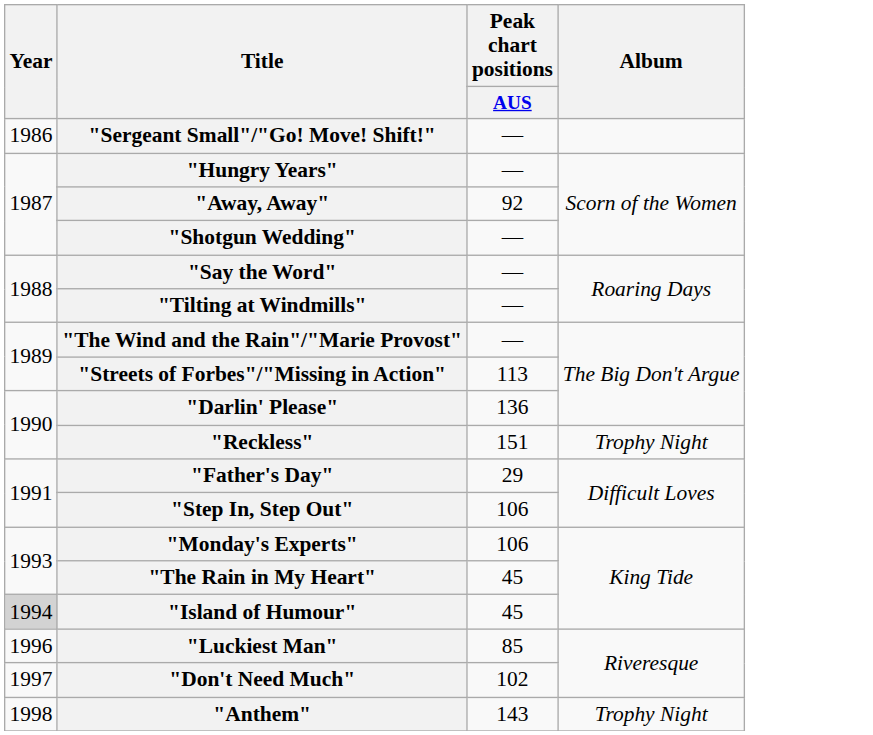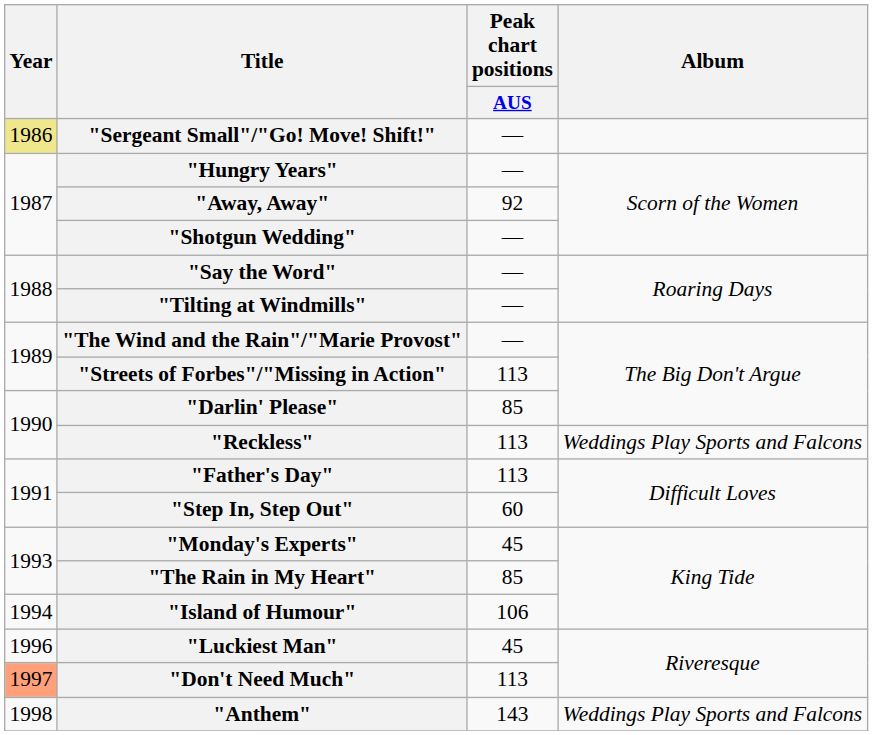(31, 135) no background -> (31, 135) khaki background
(512, 407) 136 -> (512, 407) 85
(512, 441) 151 -> (512, 441) 113
(651, 441) Trophy Night -> (712, 441) Weddings Play Sports and Falcons
(512, 475) 29 -> (512, 475) 113
(512, 509) 106 -> (512, 509) 60
(512, 543) 106 -> (512, 543) 45
(512, 577) 45 -> (512, 577) 85
(31, 611) lightgrey background -> (31, 611) no background
(512, 611) 45 -> (512, 611) 106
(512, 645) 85 -> (512, 645) 45
(31, 679) no background -> (31, 679) lightsalmon background
(512, 679) 102 -> (512, 679) 113
(651, 713) Trophy Night -> (712, 713) Weddings Play Sports and Falcons
